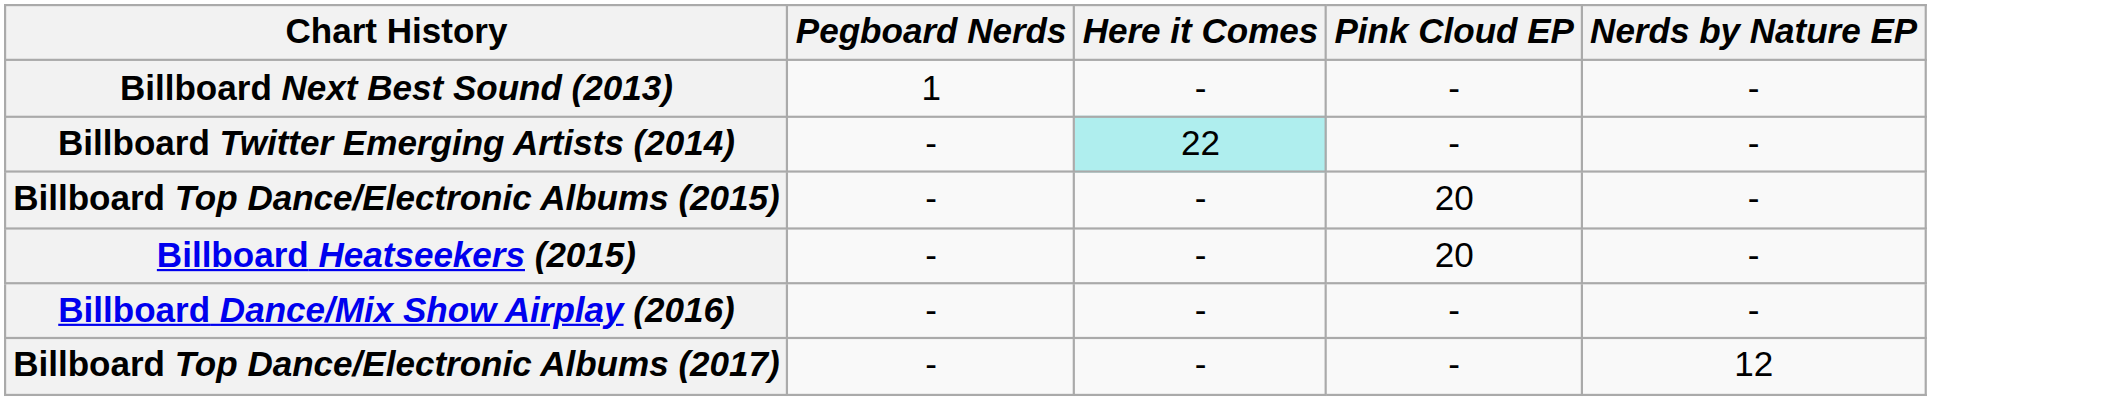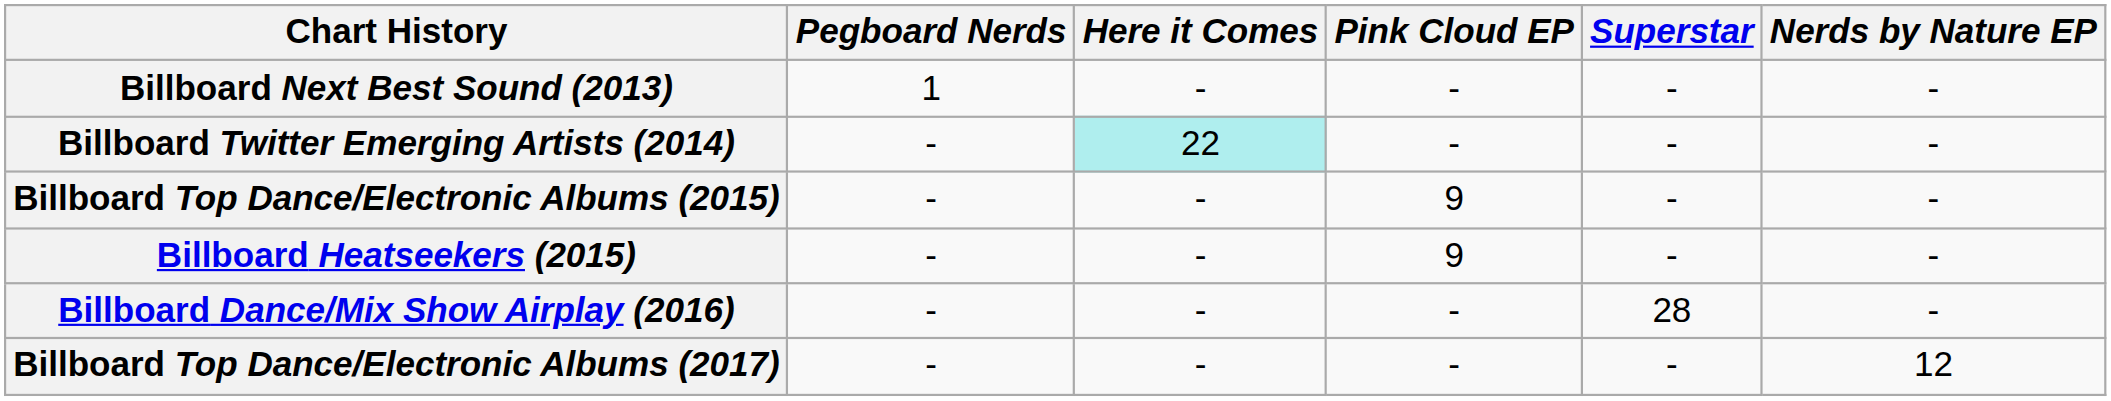+ column: (1672, 32)
(1454, 198) 20 -> (1454, 198) 9
(1454, 254) 20 -> (1454, 254) 9
